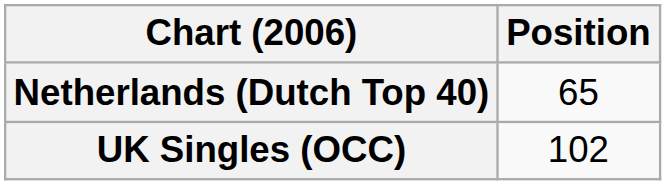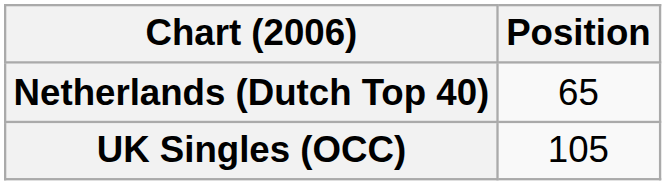(578, 149) 102 -> (578, 149) 105
